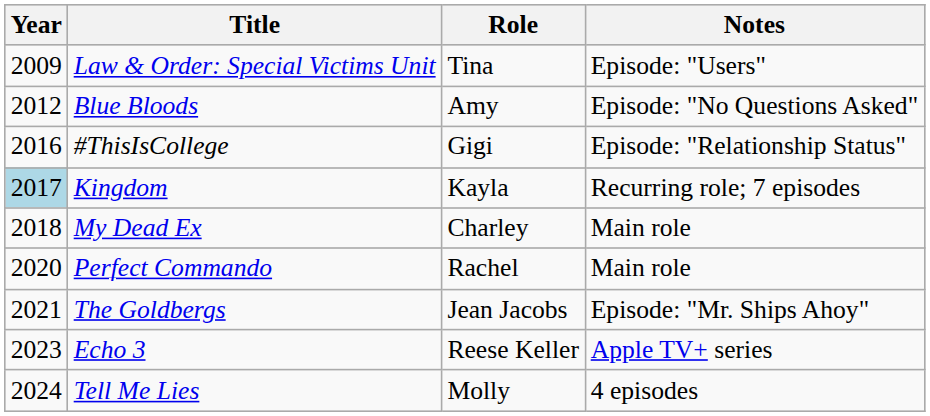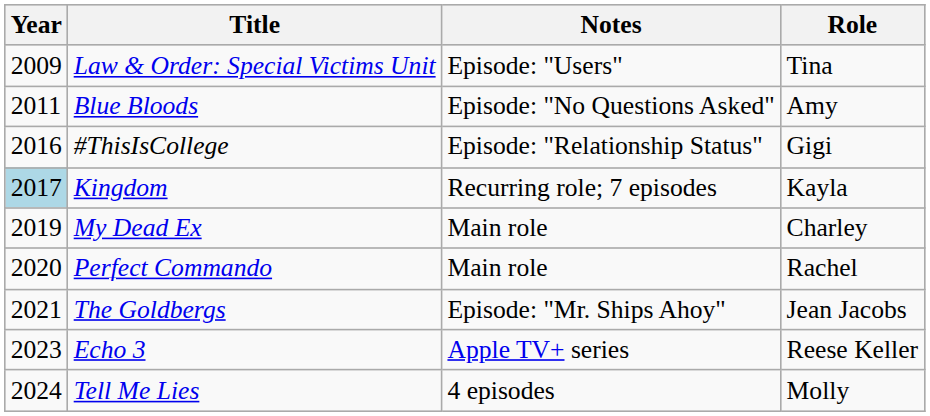columns swapped: (513, 24) <-> (754, 24)
(36, 106) 2012 -> (36, 106) 2011
(36, 227) 2018 -> (36, 227) 2019
